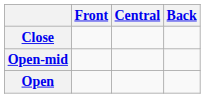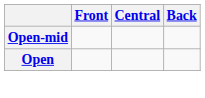- row: (38, 37)
